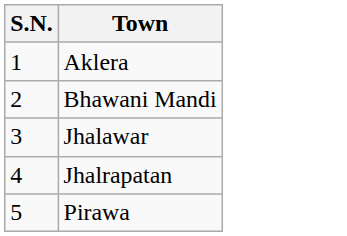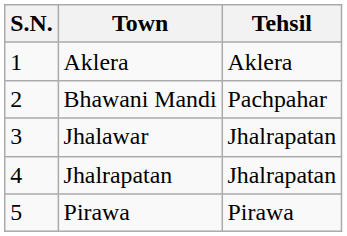+ column: (282, 23)
